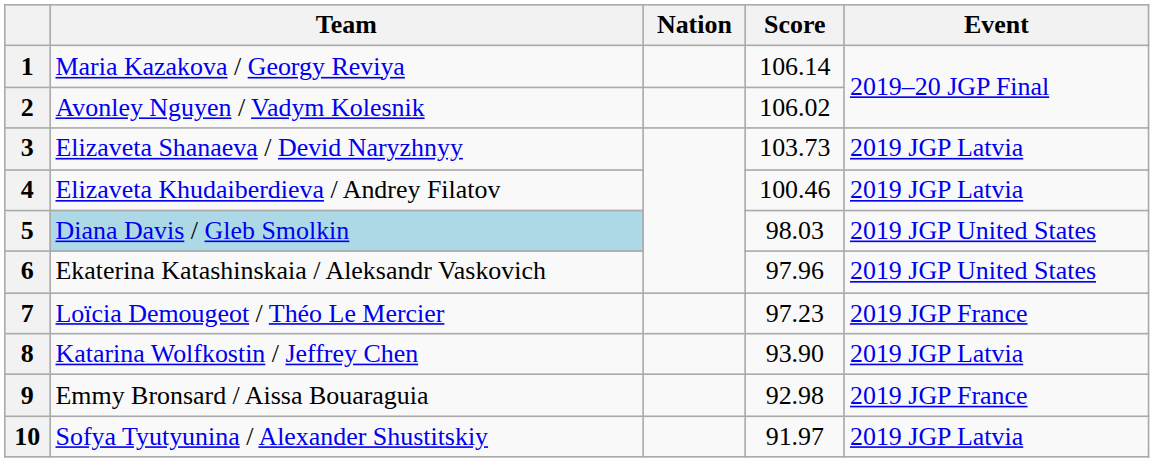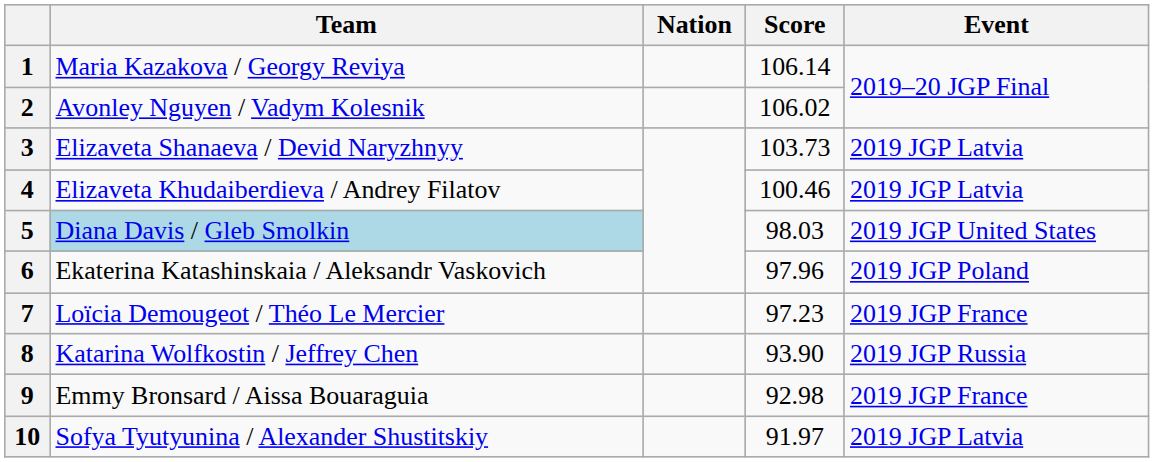(973, 271) 2019 JGP United States -> (939, 271) 2019 JGP Poland
(937, 353) 2019 JGP Latvia -> (938, 353) 2019 JGP Russia
